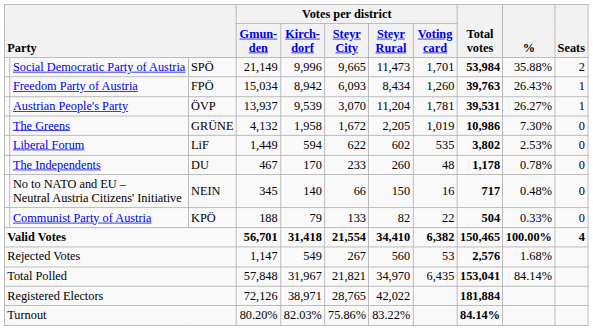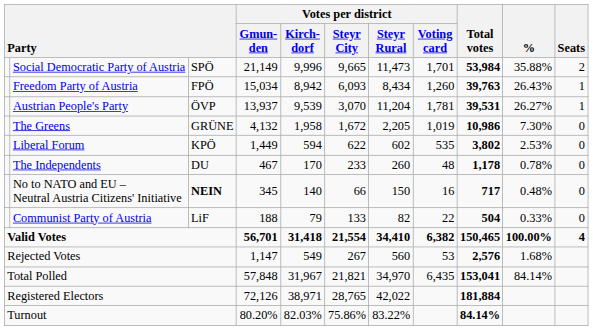(200, 145) LiF -> (203, 145) KPÖ
(206, 191) normal -> (206, 191) bold
(203, 217) KPÖ -> (200, 217) LiF
